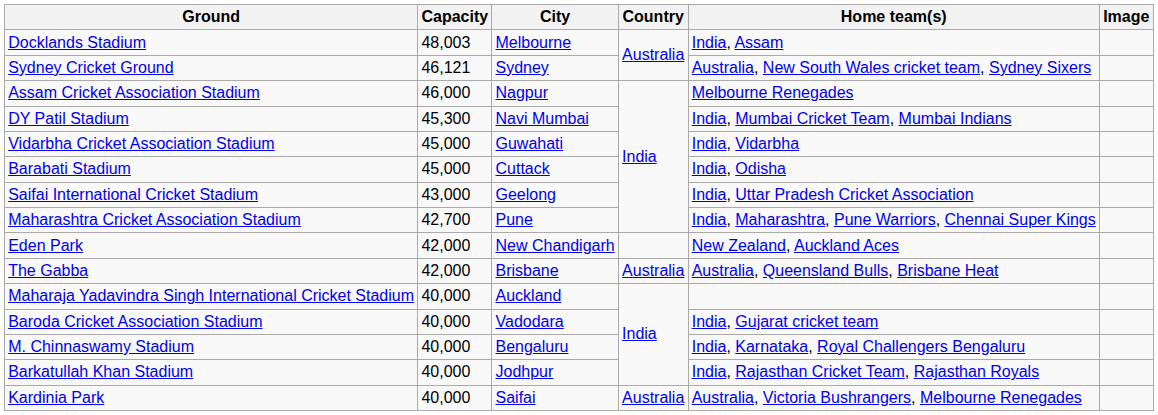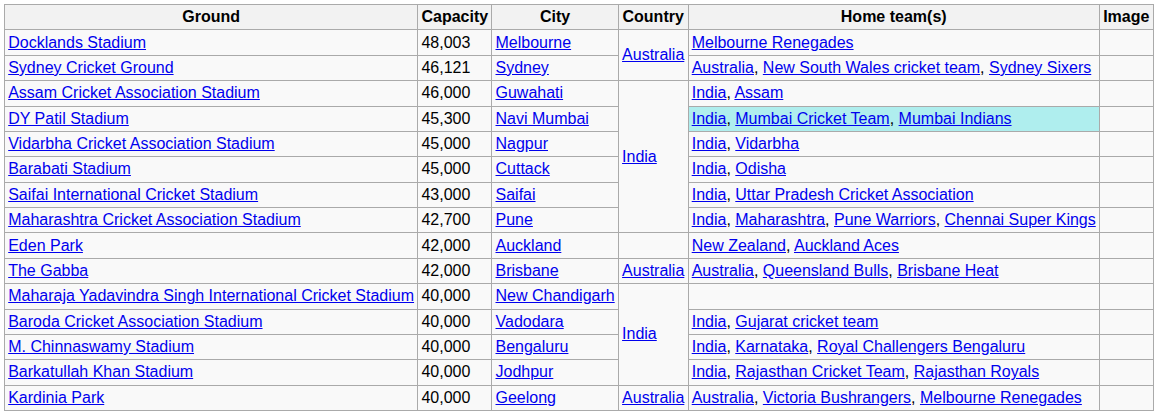(738, 42) India, Assam -> (773, 42) Melbourne Renegades
(522, 93) Nagpur -> (529, 93) Guwahati
(773, 93) Melbourne Renegades -> (738, 93) India, Assam
(852, 118) no background -> (852, 118) paleturquoise background
(529, 144) Guwahati -> (522, 144) Nagpur
(526, 194) Geelong -> (516, 194) Saifai
(555, 245) New Chandigarh -> (528, 245) Auckland
(528, 296) Auckland -> (555, 296) New Chandigarh
(516, 397) Saifai -> (526, 397) Geelong
